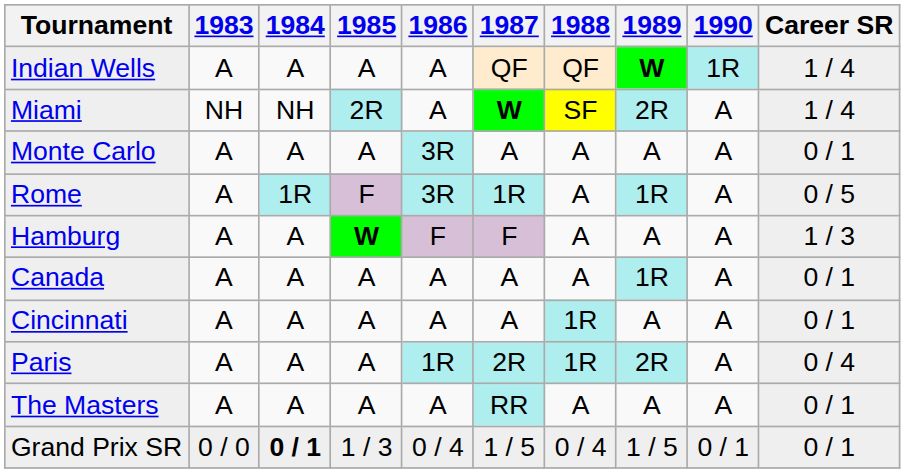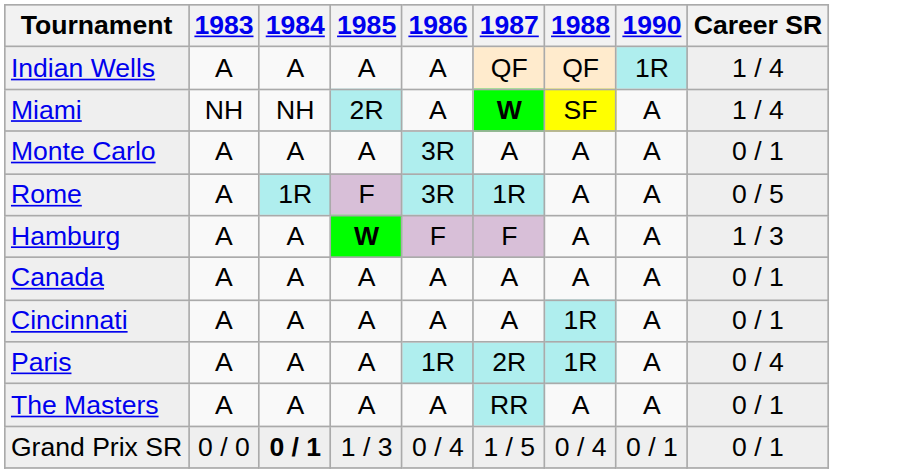- column: (652, 25)
